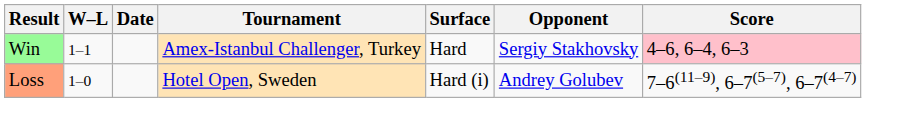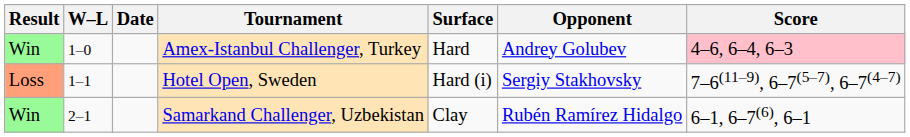(80, 49) 1–1 -> (80, 49) 1–0
(569, 48) Sergiy Stakhovsky -> (564, 48) Andrey Golubev
(80, 81) 1–0 -> (80, 81) 1–1
(561, 80) Andrey Golubev -> (572, 80) Sergiy Stakhovsky
+ row: (293, 115)
